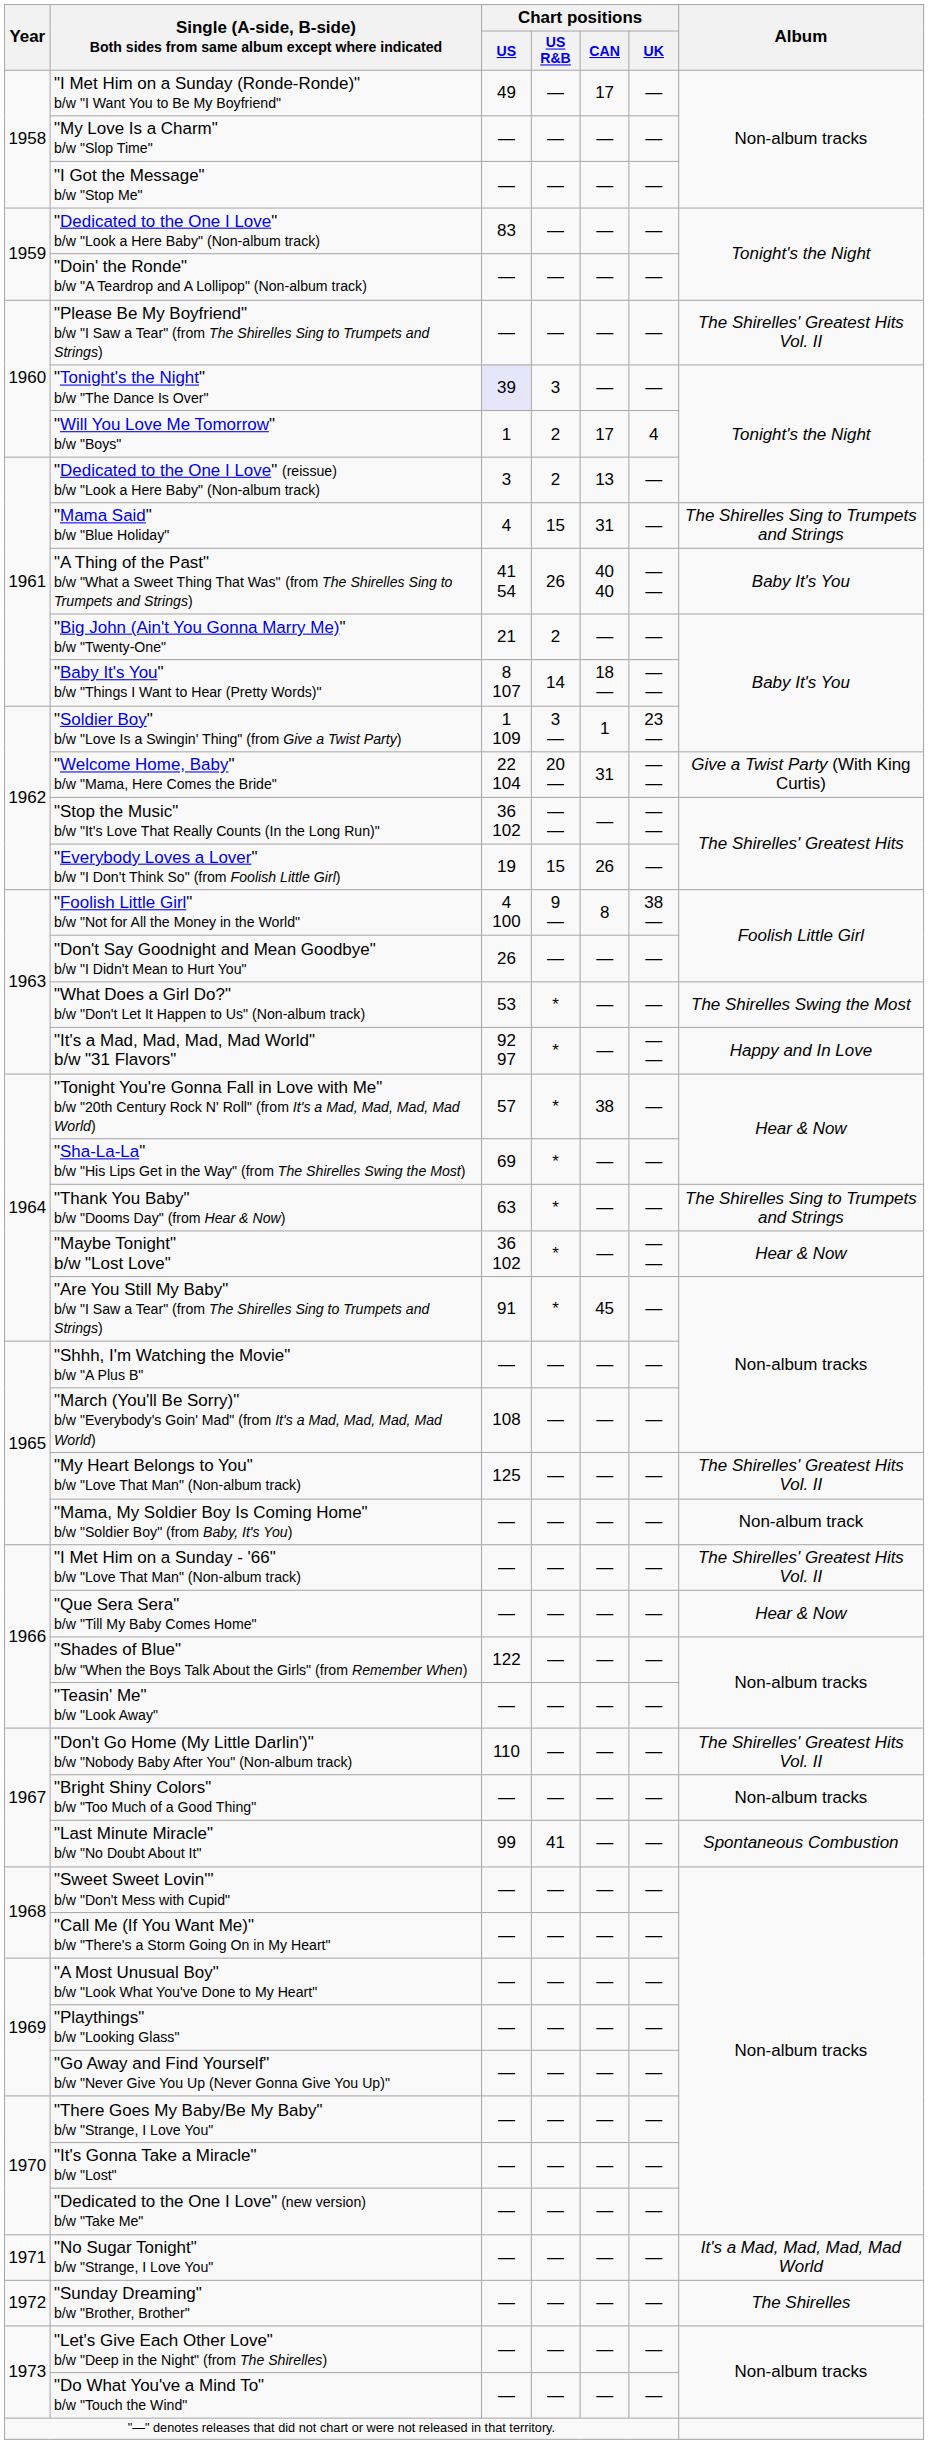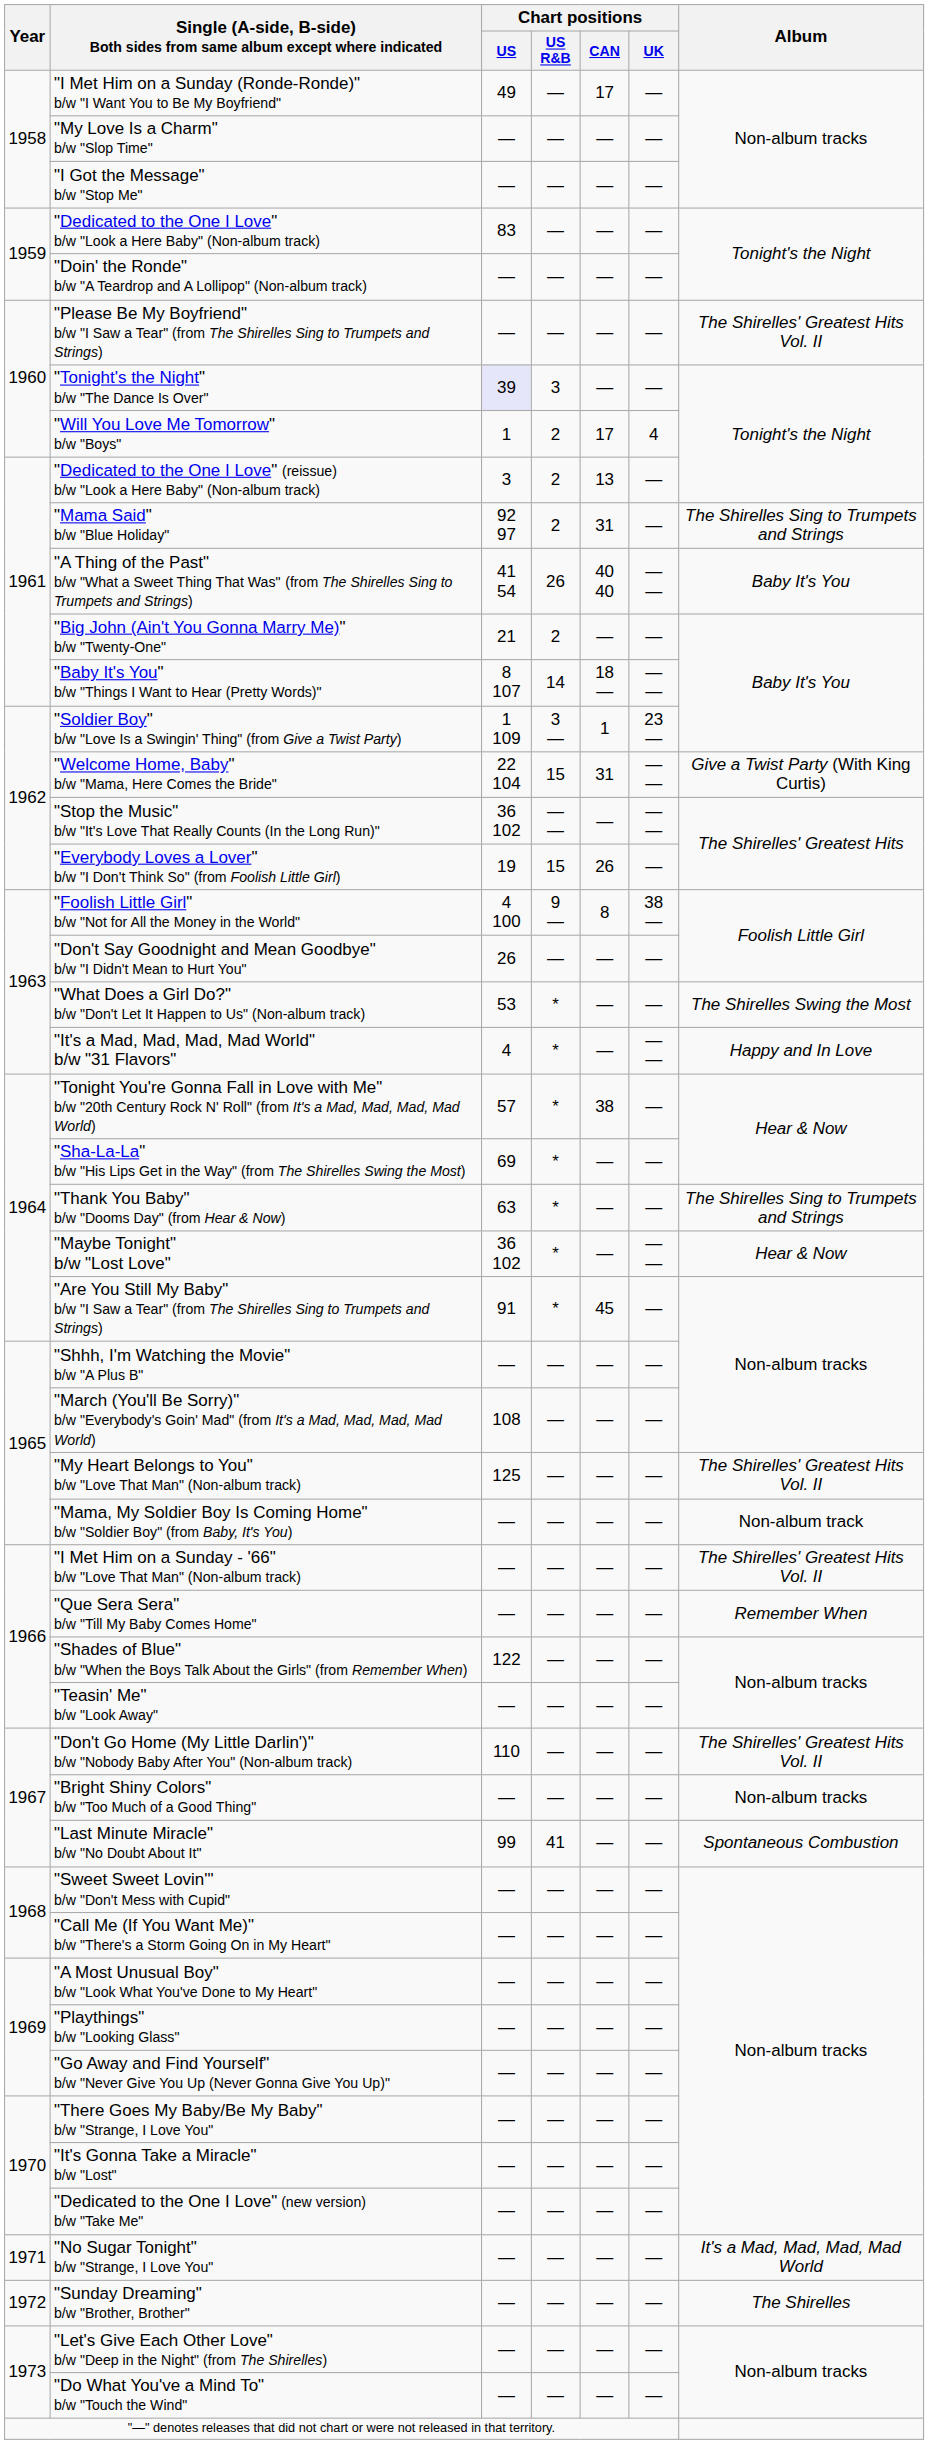(506, 525) 4 -> (506, 525) 92 97
(556, 525) 15 -> (556, 525) 2
(556, 774) 20 — -> (556, 774) 15
(506, 1050) 92 97 -> (506, 1050) 4
(801, 1613) Hear & Now -> (801, 1613) Remember When
